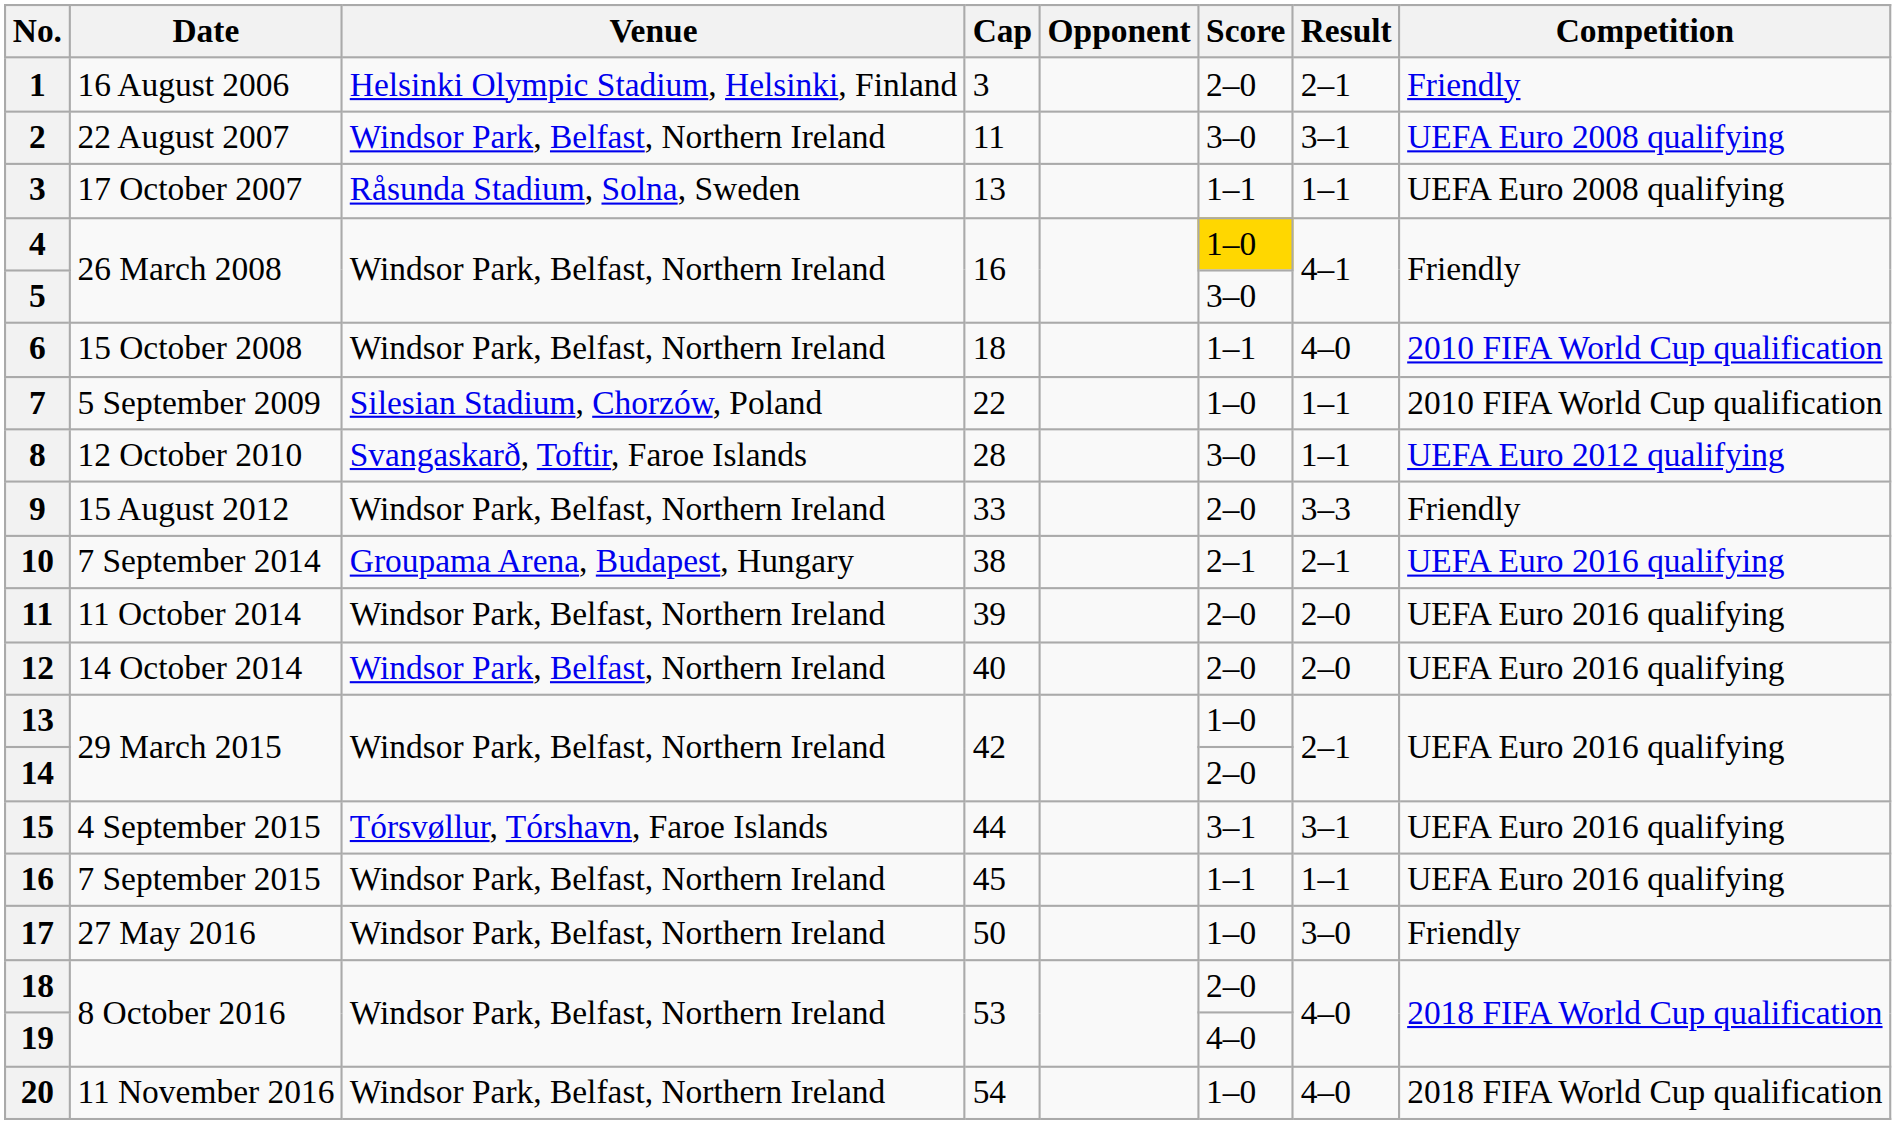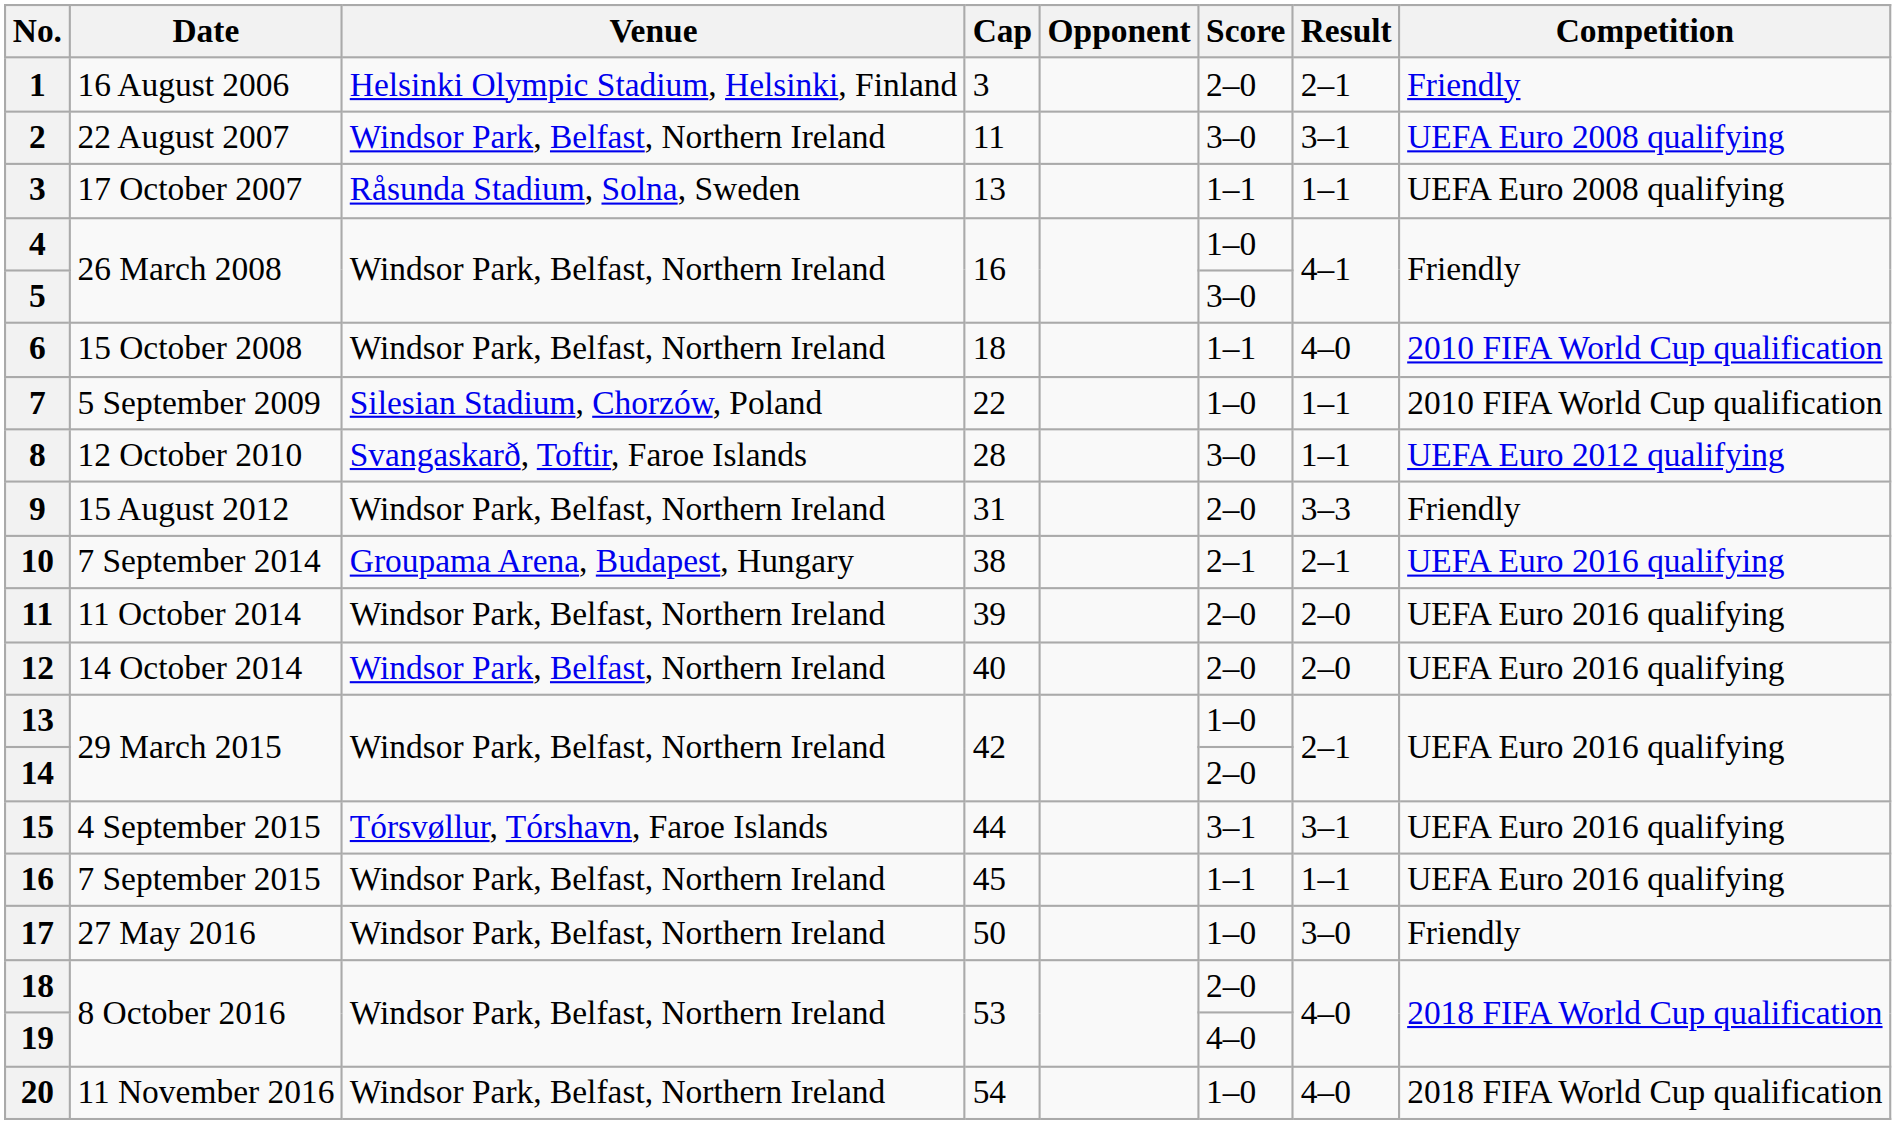(1231, 243) gold background -> (1231, 243) no background
(989, 508) 33 -> (989, 508) 31
